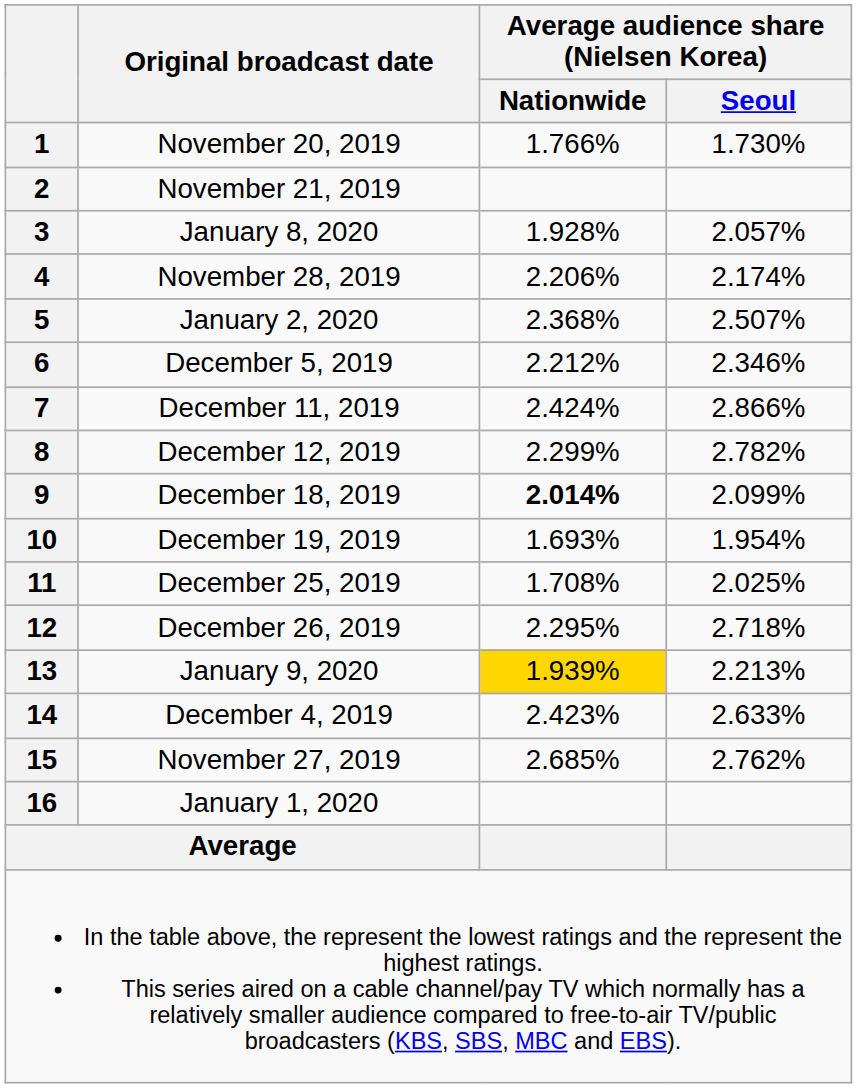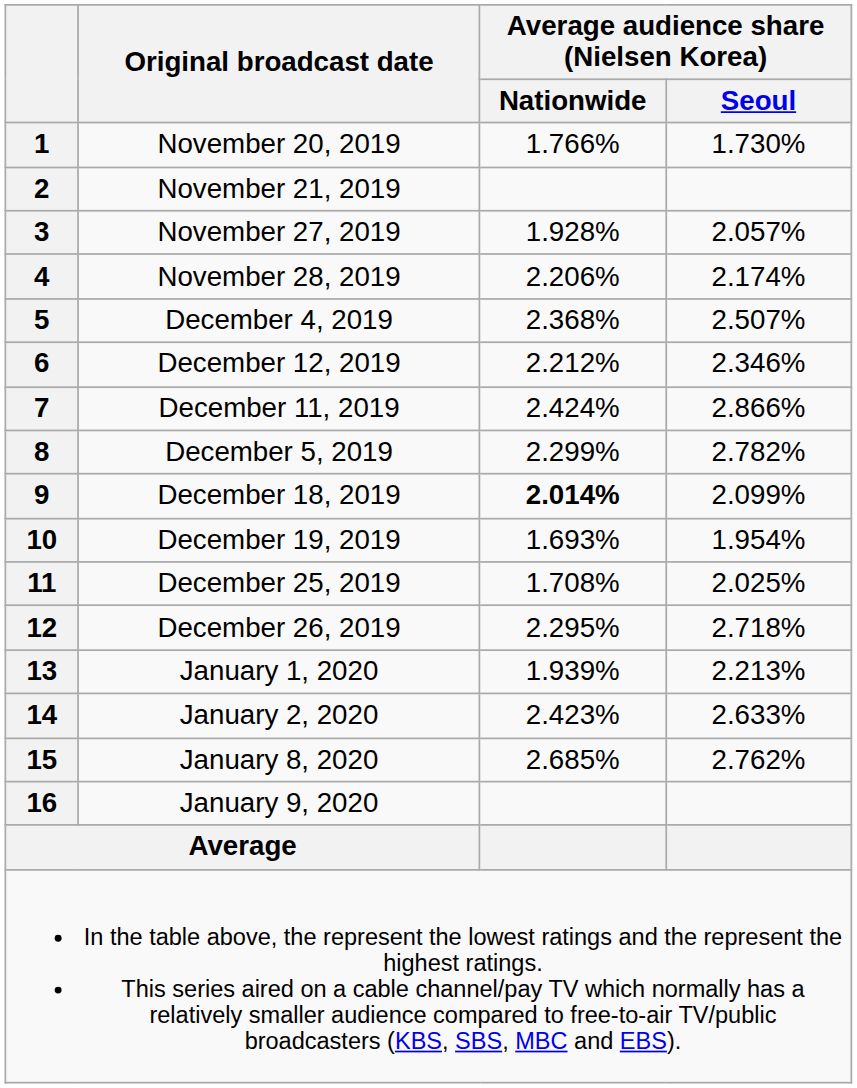(279, 232) January 8, 2020 -> (279, 232) November 27, 2019
(279, 320) January 2, 2020 -> (279, 320) December 4, 2019
(279, 364) December 5, 2019 -> (279, 364) December 12, 2019
(279, 451) December 12, 2019 -> (279, 451) December 5, 2019
(279, 671) January 9, 2020 -> (279, 671) January 1, 2020
(573, 671) gold background -> (573, 671) no background
(279, 715) December 4, 2019 -> (279, 715) January 2, 2020
(279, 759) November 27, 2019 -> (279, 759) January 8, 2020
(279, 803) January 1, 2020 -> (279, 803) January 9, 2020
